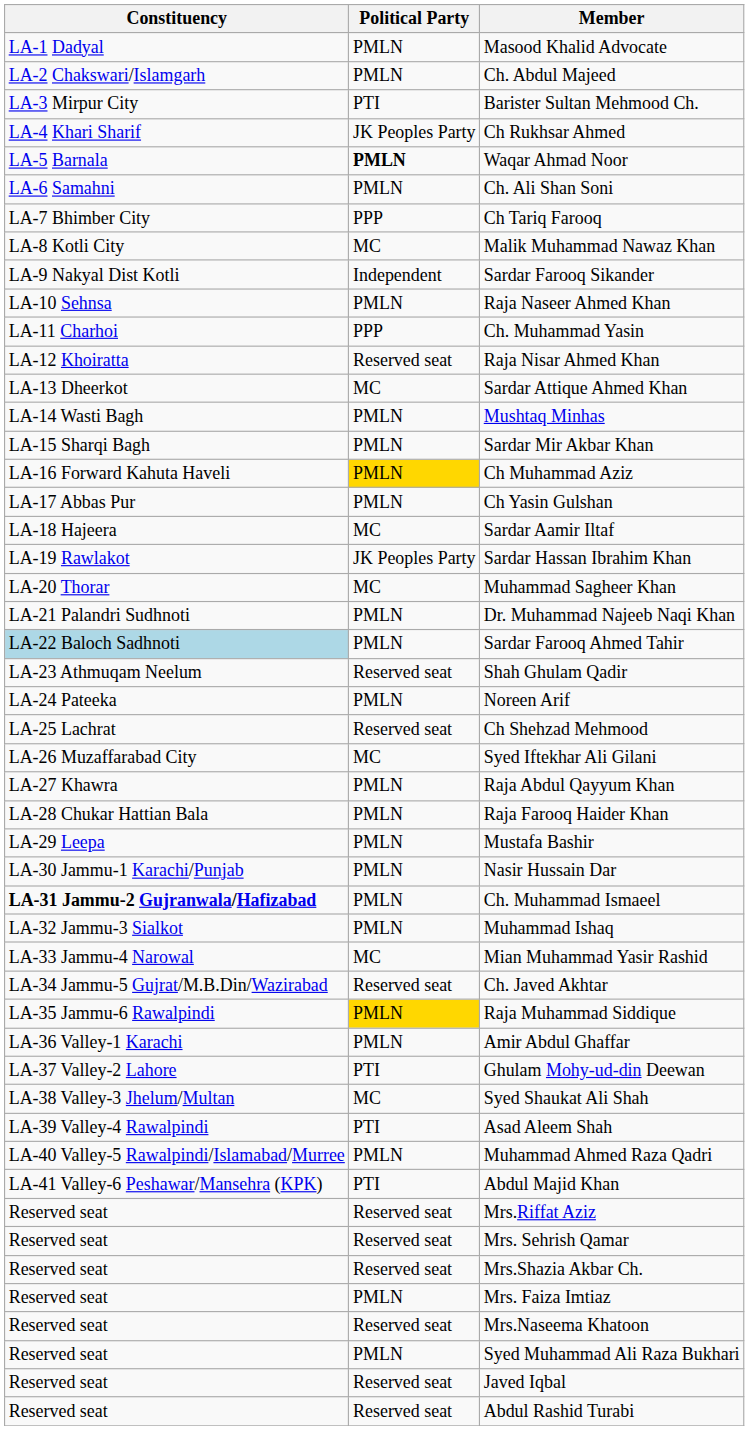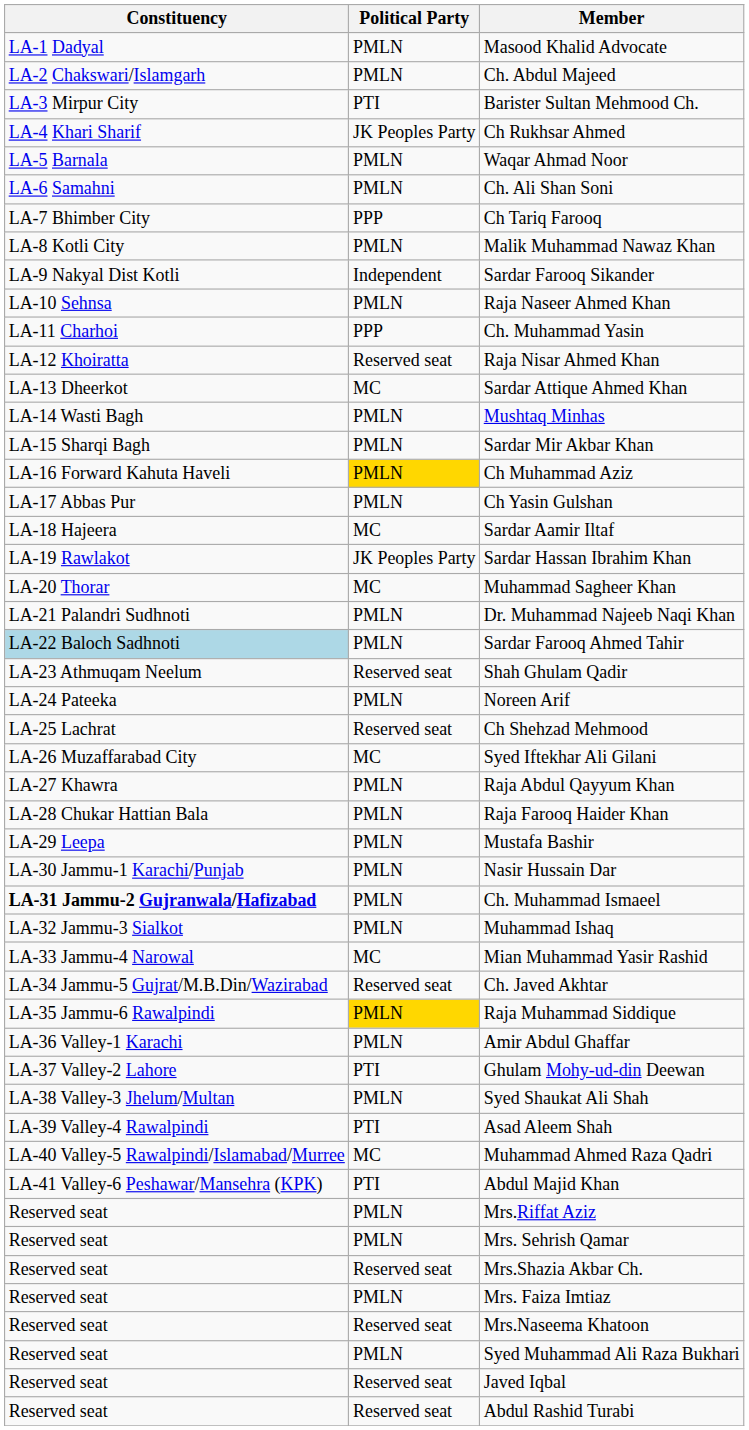(379, 160) bold -> (378, 160) normal
(367, 246) MC -> (378, 246) PMLN
(367, 1098) MC -> (378, 1098) PMLN
(378, 1155) PMLN -> (367, 1155) MC
(403, 1212) Reserved seat -> (378, 1212) PMLN
(403, 1240) Reserved seat -> (378, 1240) PMLN
